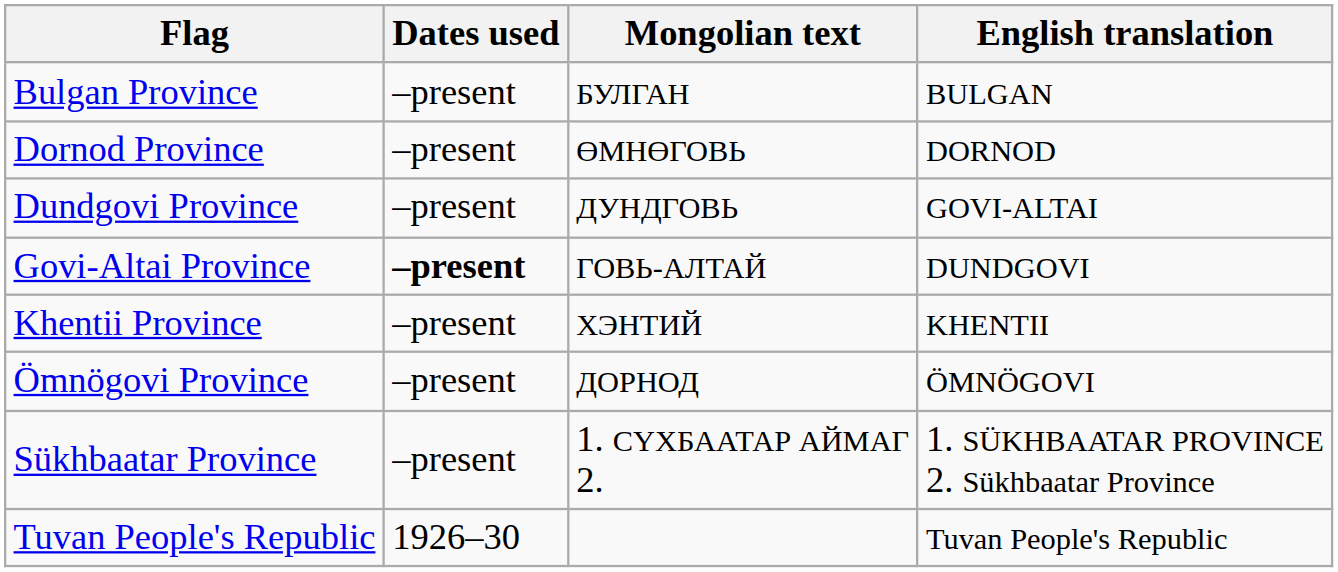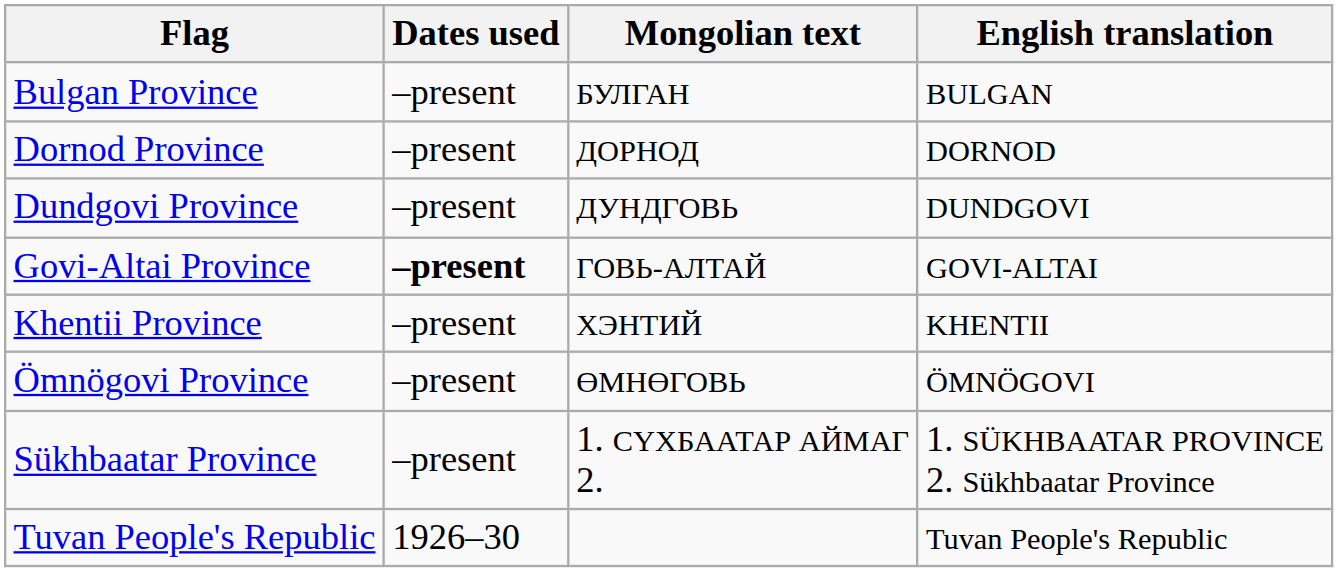(661, 151) ӨМНӨГОВЬ -> (638, 151) ДОРНОД
(1012, 209) GOVI-ALTAI -> (1008, 209) DUNDGOVI
(1008, 267) DUNDGOVI -> (1012, 267) GOVI-ALTAI
(638, 382) ДОРНОД -> (661, 382) ӨМНӨГОВЬ
